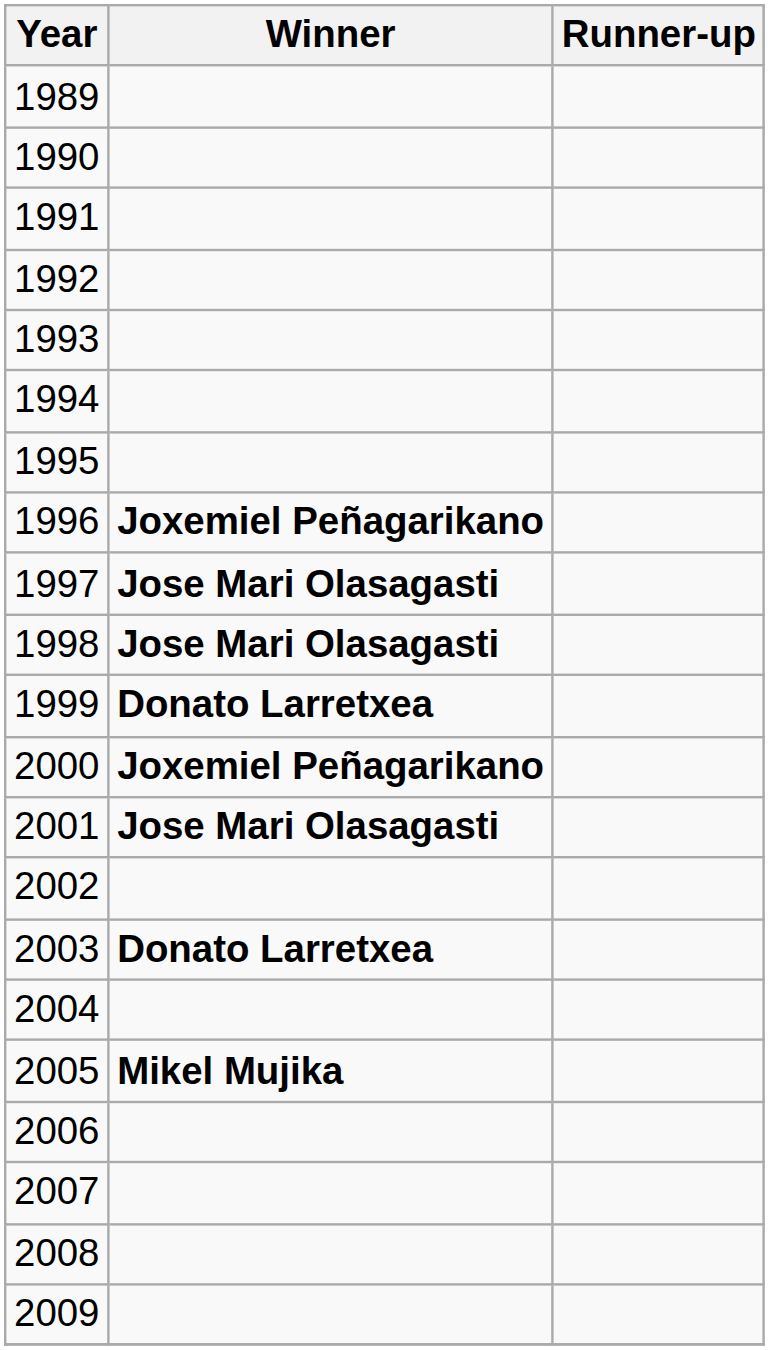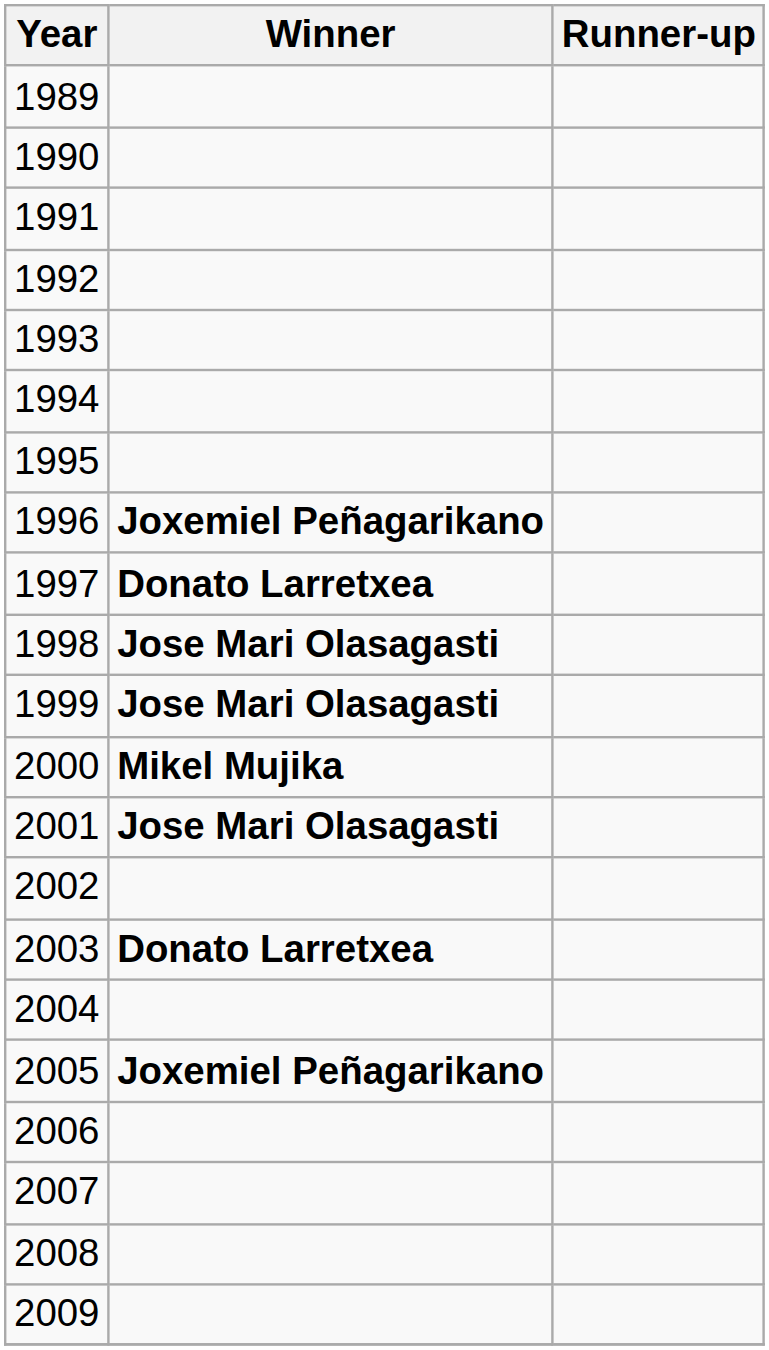(308, 583) Jose Mari Olasagasti -> (275, 583) Donato Larretxea
(275, 704) Donato Larretxea -> (308, 704) Jose Mari Olasagasti
(331, 765) Joxemiel Peñagarikano -> (230, 765) Mikel Mujika
(230, 1070) Mikel Mujika -> (331, 1070) Joxemiel Peñagarikano
